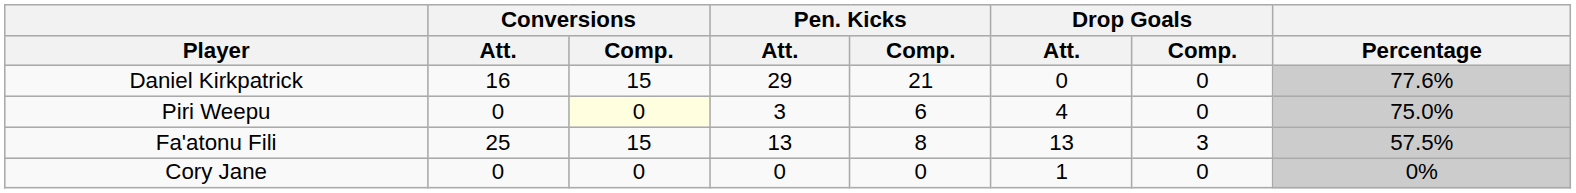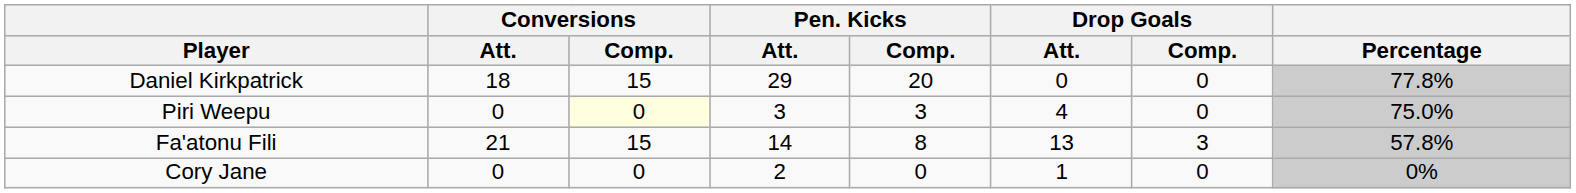(498, 81) 16 -> (498, 81) 18
(921, 81) 21 -> (921, 81) 20
(1422, 81) 77.6% -> (1422, 81) 77.8%
(921, 111) 6 -> (921, 111) 3
(498, 142) 25 -> (498, 142) 21
(780, 142) 13 -> (780, 142) 14
(1422, 142) 57.5% -> (1422, 142) 57.8%
(780, 172) 0 -> (780, 172) 2
